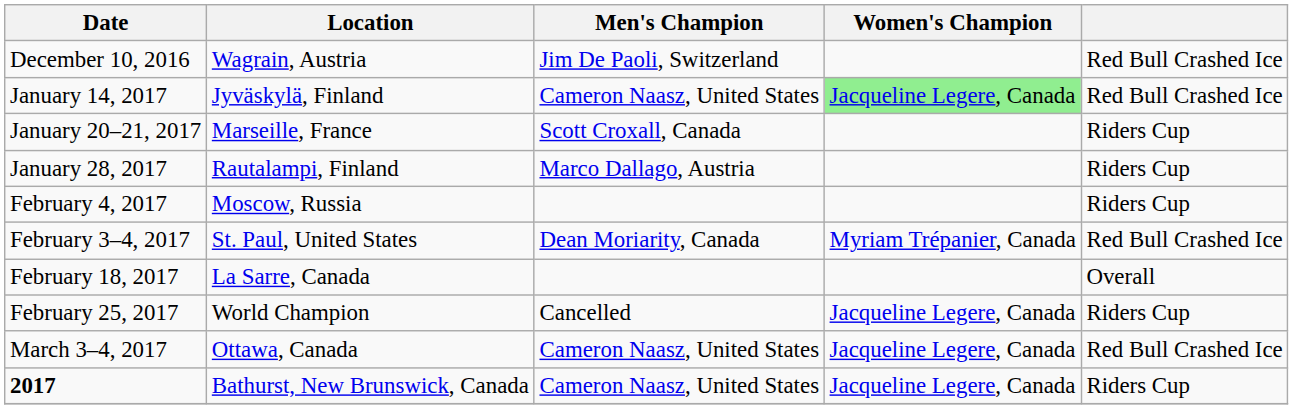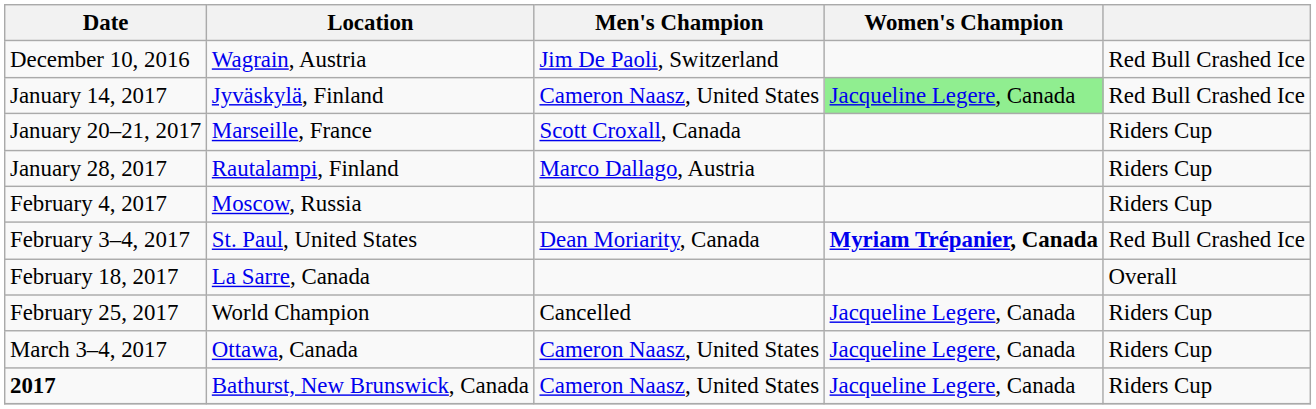(953, 240) normal -> (964, 240) bold
(1185, 349) Red Bull Crashed Ice -> (1160, 349) Riders Cup
